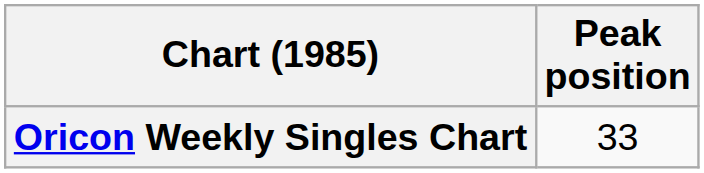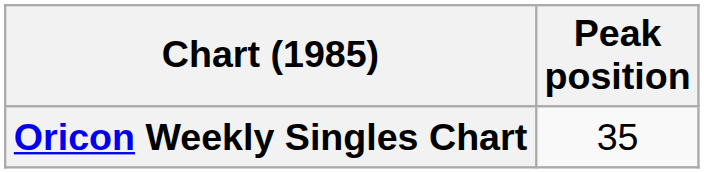(618, 136) 33 -> (618, 136) 35
